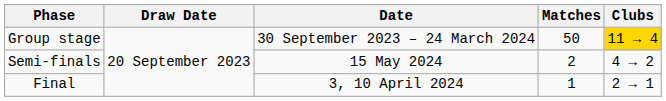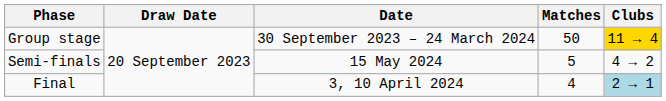(571, 62) 2 -> (571, 62) 5
(571, 85) 1 -> (571, 85) 4
(633, 85) no background -> (633, 85) lightblue background
